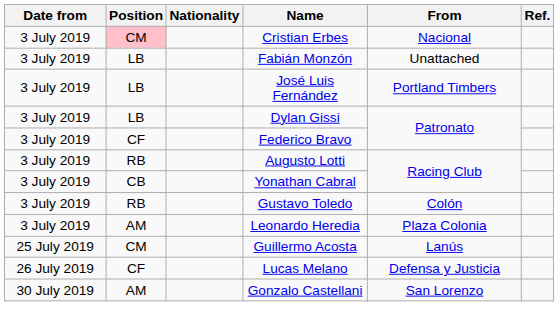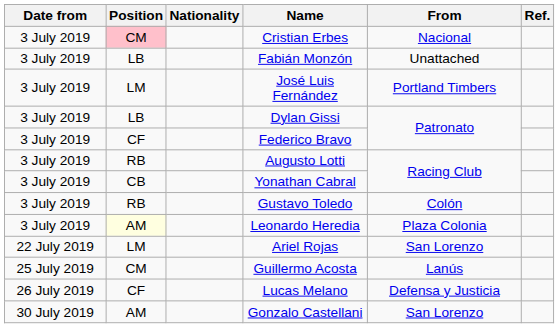(136, 88) LB -> (136, 88) LM
(136, 225) no background -> (136, 225) lightyellow background
+ row: (305, 247)
